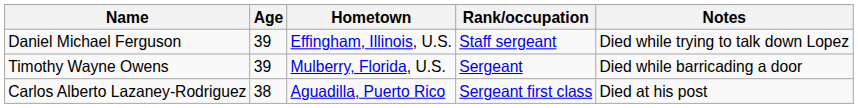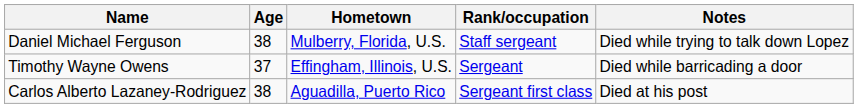(262, 42) 39 -> (262, 42) 38
(371, 42) Effingham, Illinois, U.S. -> (368, 42) Mulberry, Florida, U.S.
(262, 67) 39 -> (262, 67) 37
(368, 67) Mulberry, Florida, U.S. -> (371, 67) Effingham, Illinois, U.S.
